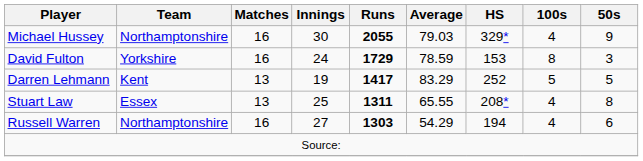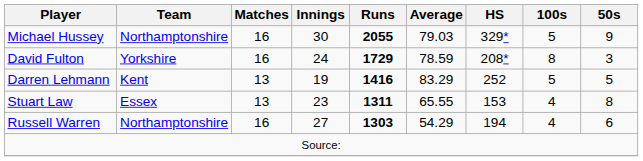(552, 36) 4 -> (552, 36) 5
(495, 58) 153 -> (495, 58) 208*
(378, 79) 1417 -> (378, 79) 1416
(321, 101) 25 -> (321, 101) 23
(495, 101) 208* -> (495, 101) 153
